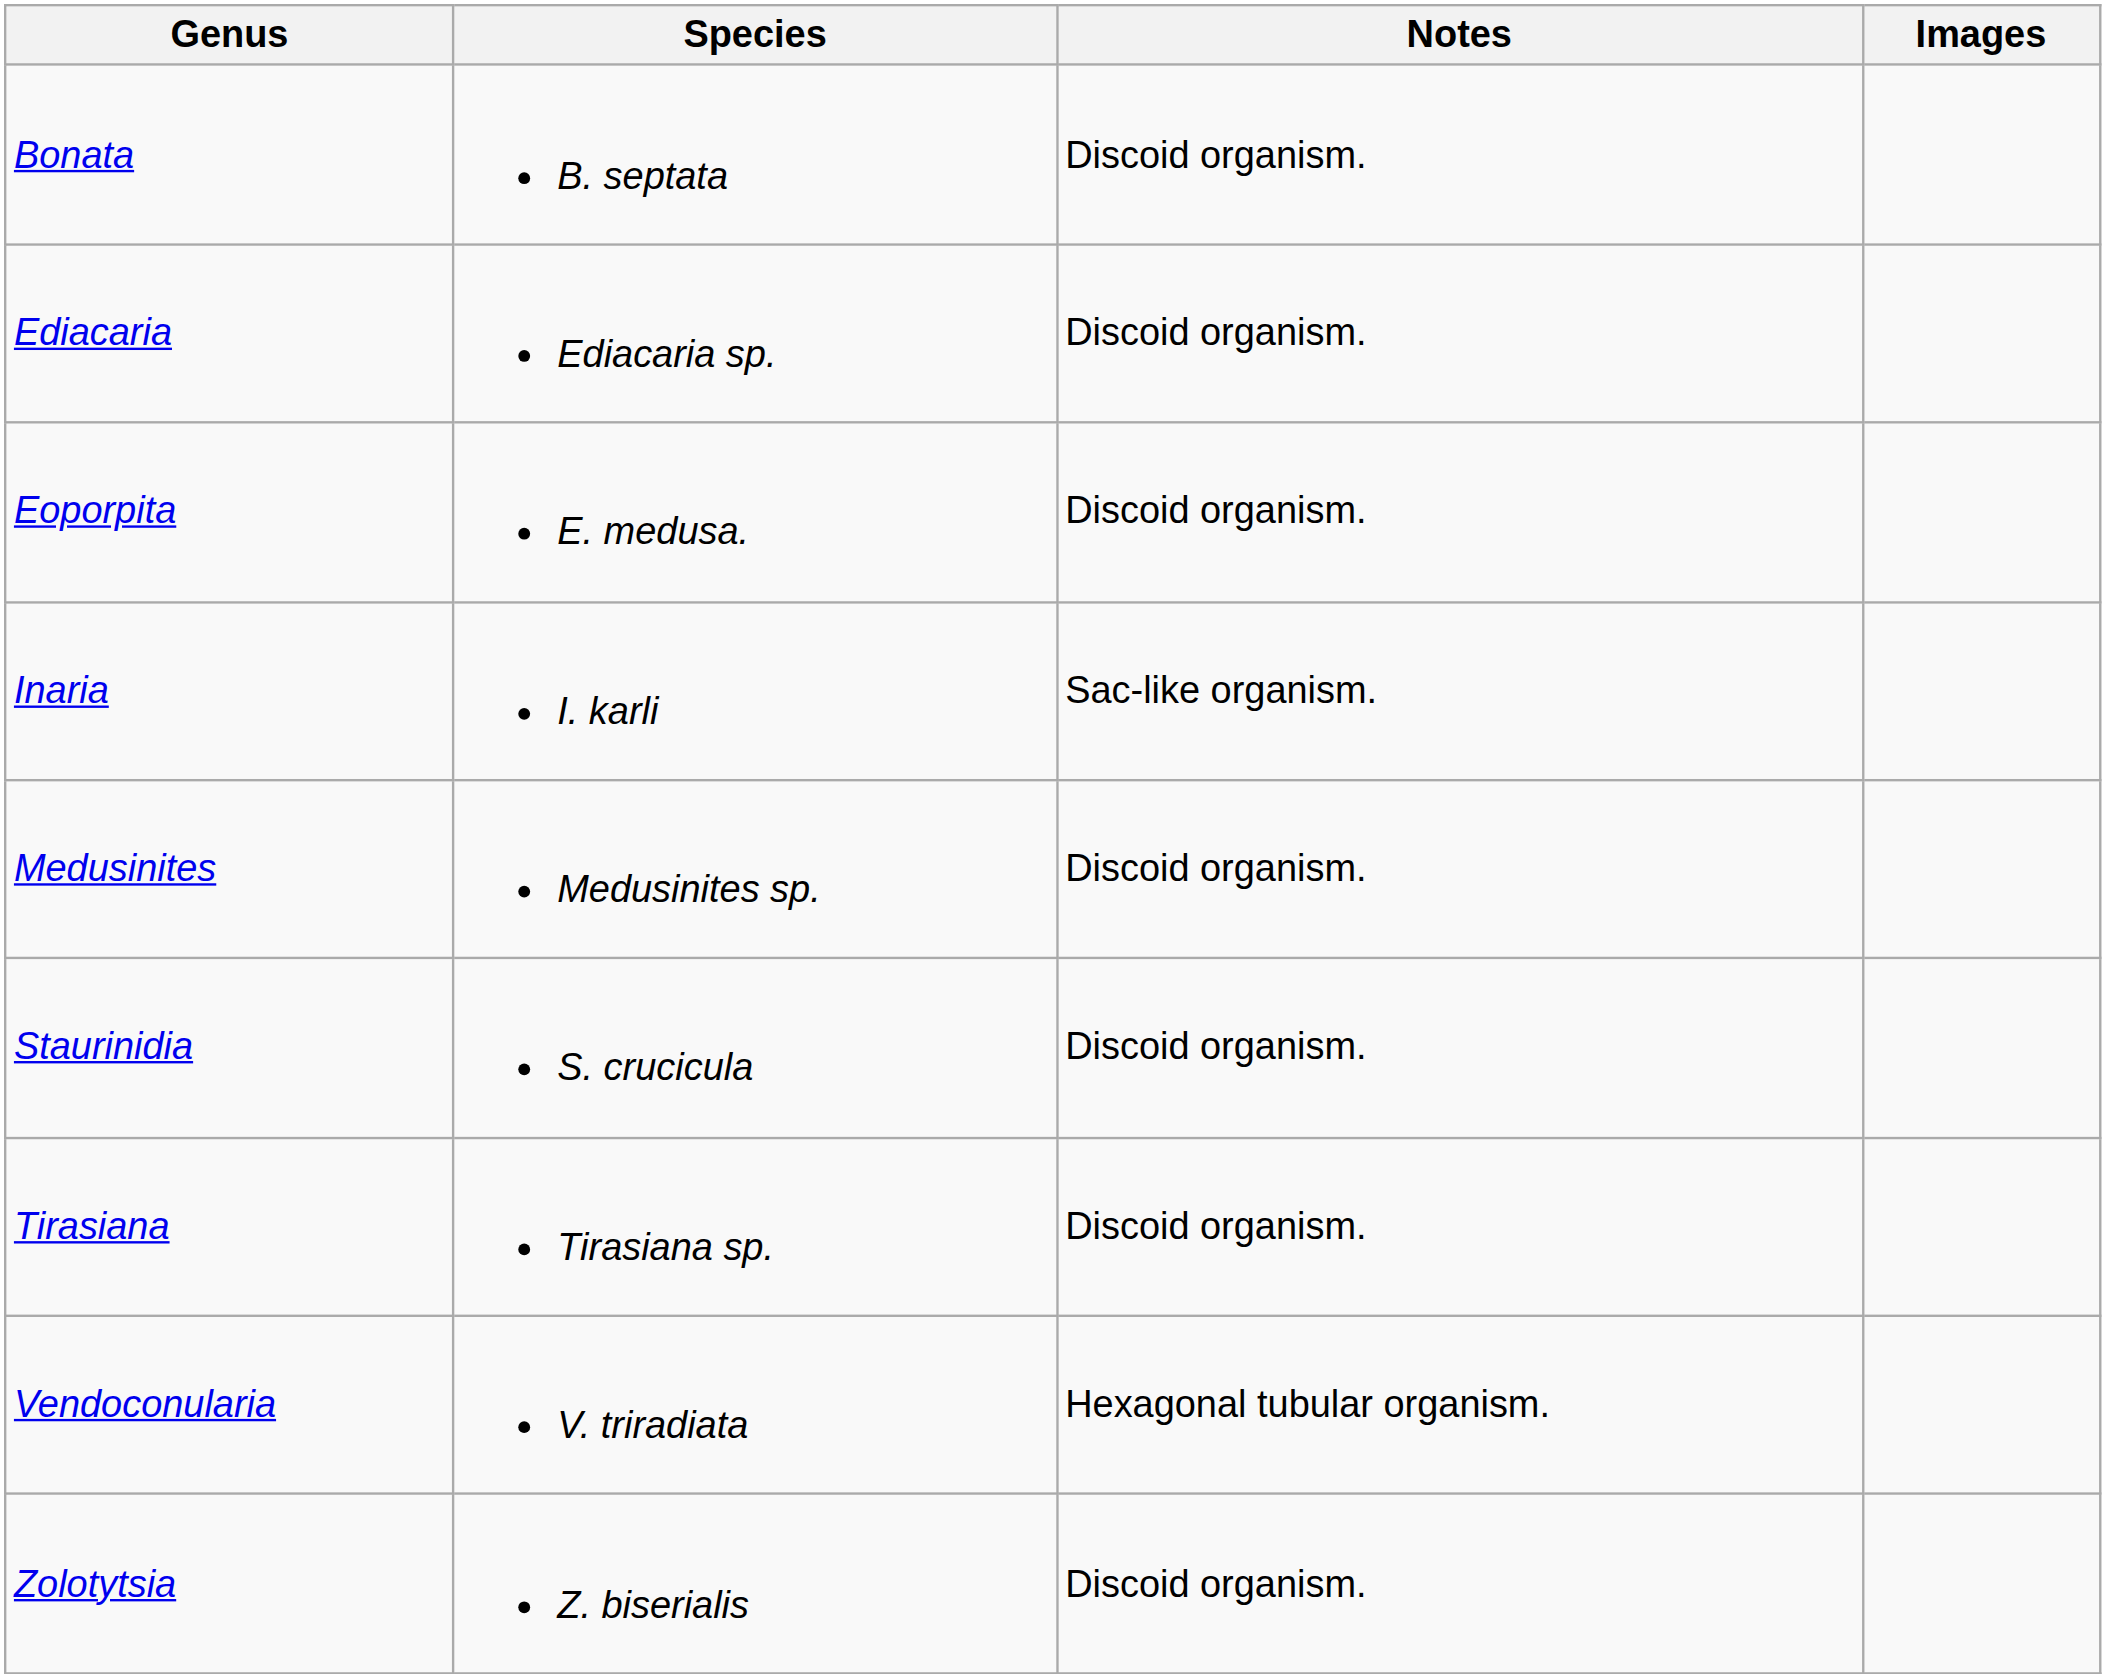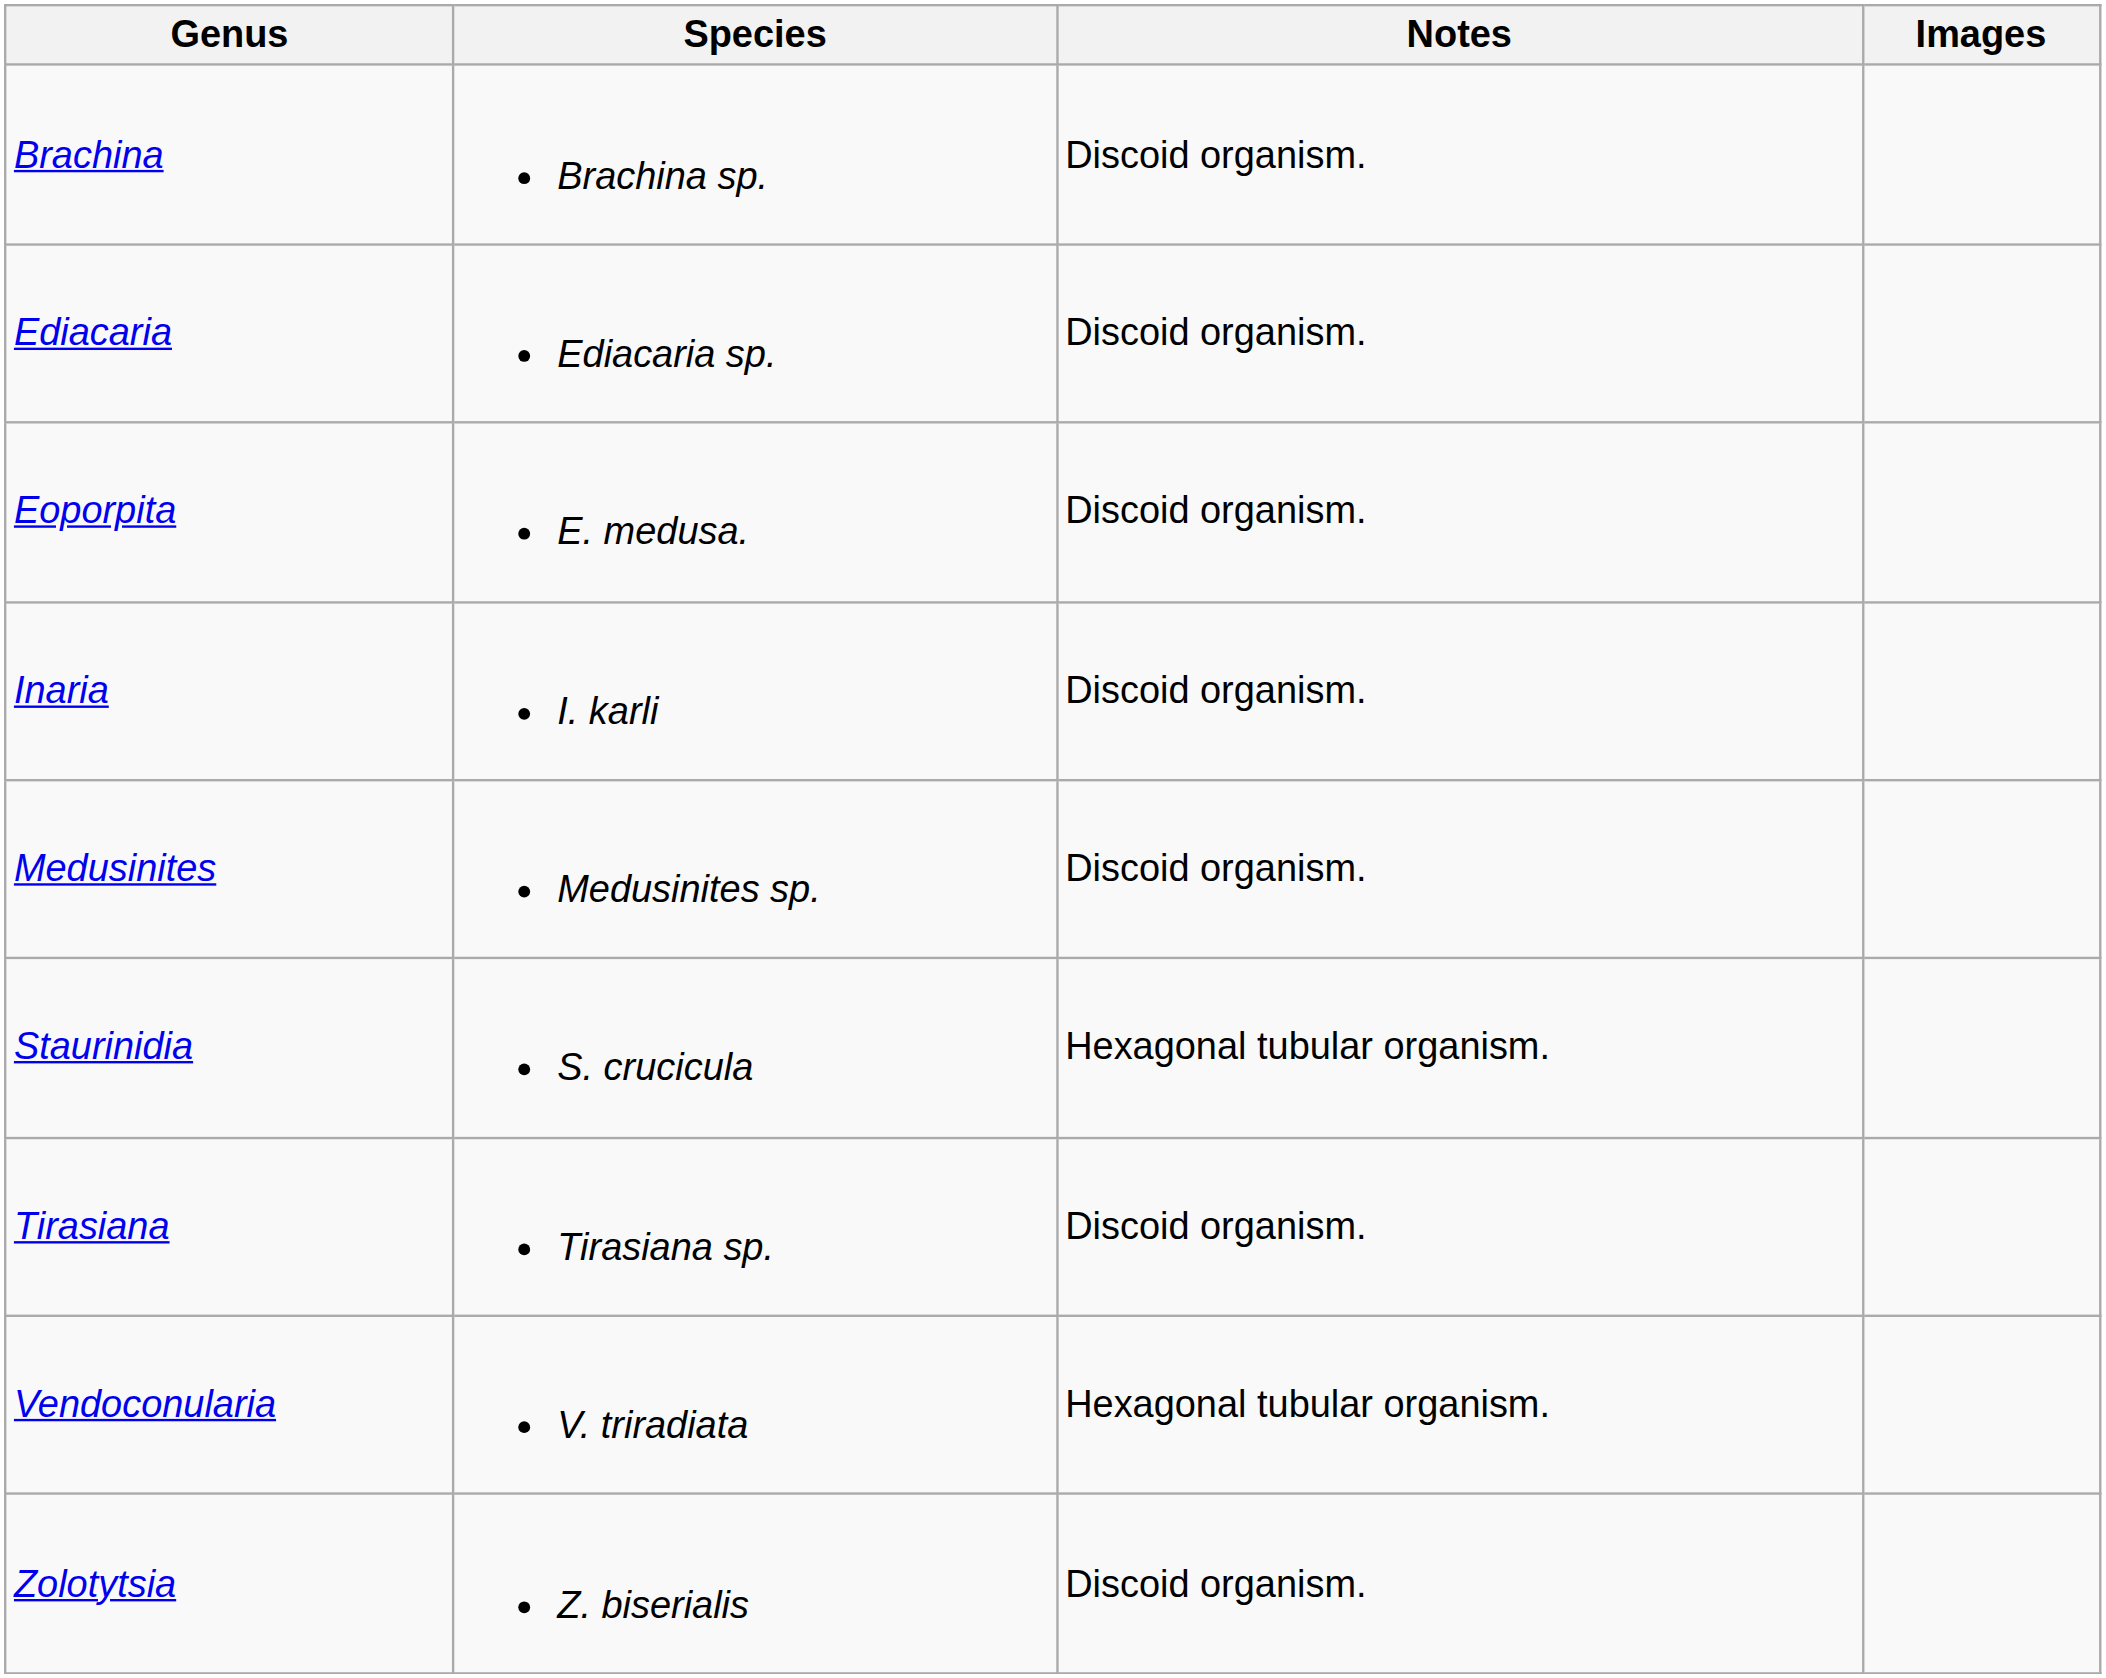- row: (74, 153)
+ row: (89, 153)
(1221, 689) Sac-like organism. -> (1216, 689) Discoid organism.
(1216, 1047) Discoid organism. -> (1308, 1047) Hexagonal tubular organism.
